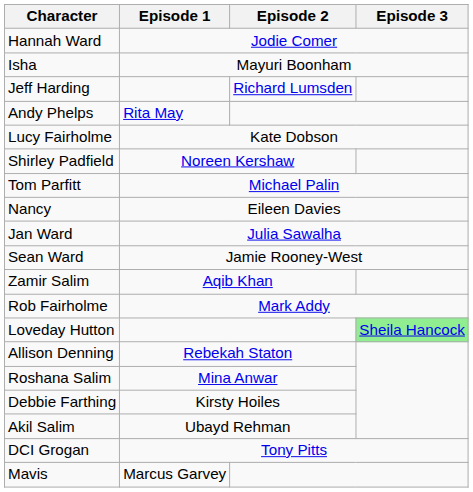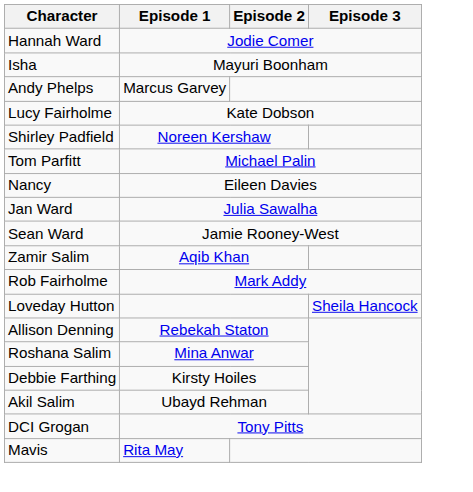- row: (49, 88)
(153, 112) Rita May -> (175, 88) Marcus Garvey
(412, 329) lightgreen background -> (365, 305) no background
(175, 474) Marcus Garvey -> (153, 450) Rita May
